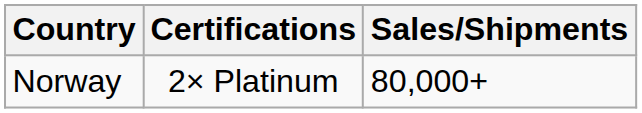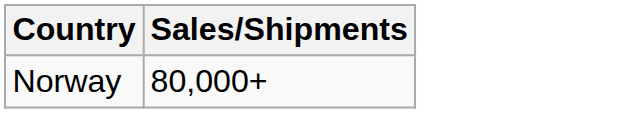- column: (253, 30)
